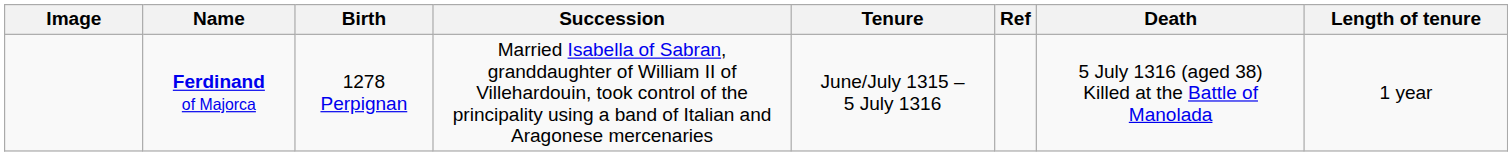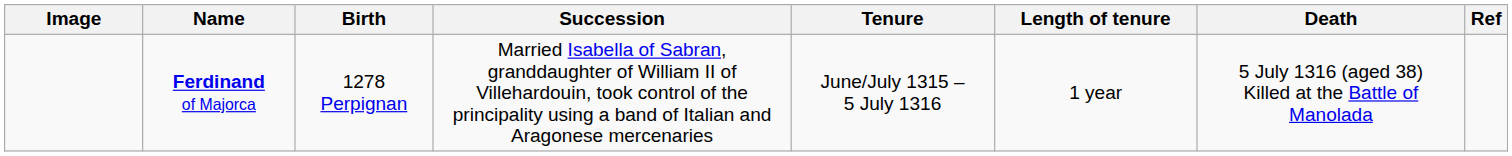columns swapped: (1406, 19) <-> (1015, 19)
